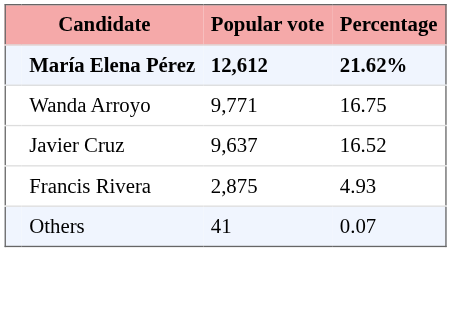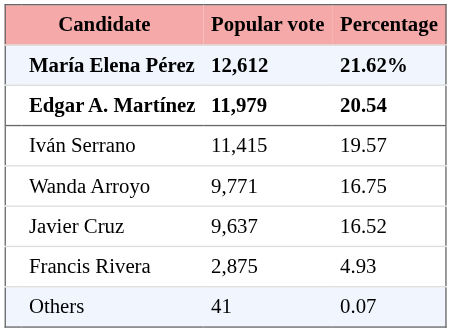+ row: (112, 105)
+ row: (82, 145)
